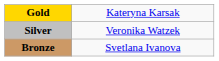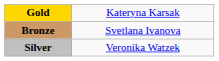rows swapped: (38, 30) <-> (38, 47)
